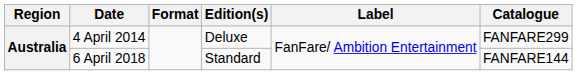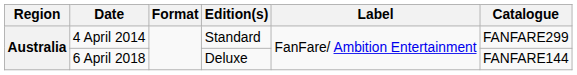(226, 37) Deluxe -> (233, 37) Standard
(233, 59) Standard -> (226, 59) Deluxe
